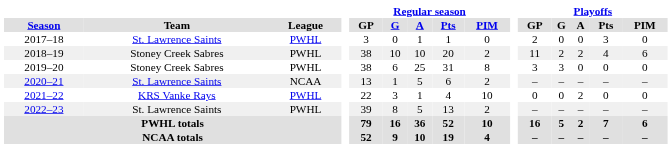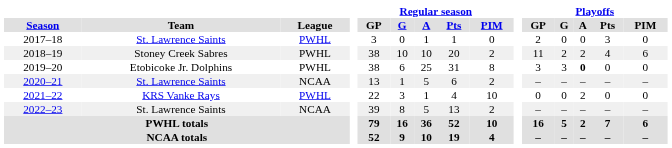(177, 67) Stoney Creek Sabres -> (181, 67) Etobicoke Jr. Dolphins
(581, 67) normal -> (583, 67) bold
(306, 109) PWHL -> (315, 109) NCAA
